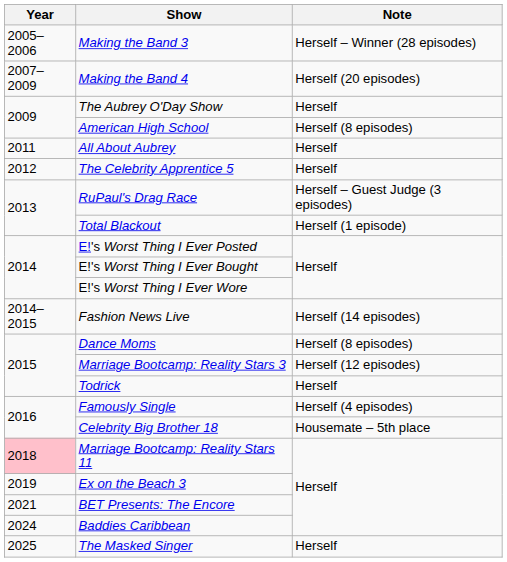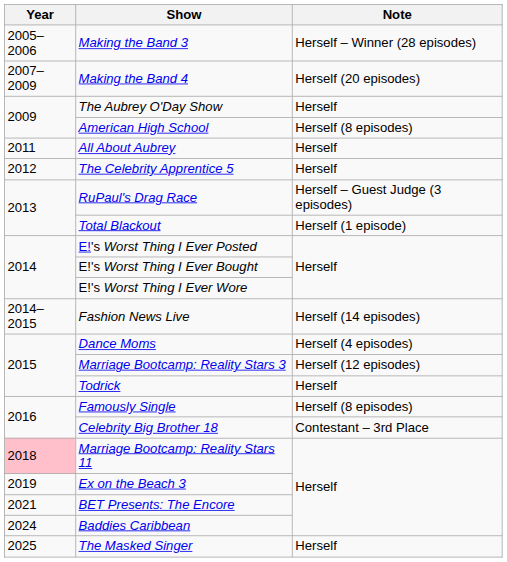(354, 344) Herself (8 episodes) -> (354, 344) Herself (4 episodes)
(354, 406) Herself (4 episodes) -> (354, 406) Herself (8 episodes)
(363, 427) Housemate – 5th place -> (362, 427) Contestant – 3rd Place
